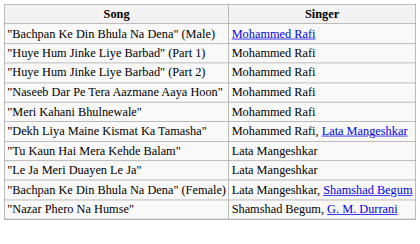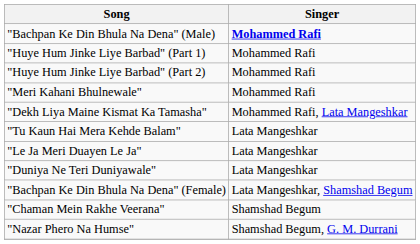(274, 33) normal -> (276, 33) bold
- row: (115, 92)
+ row: (82, 170)
+ row: (86, 209)
